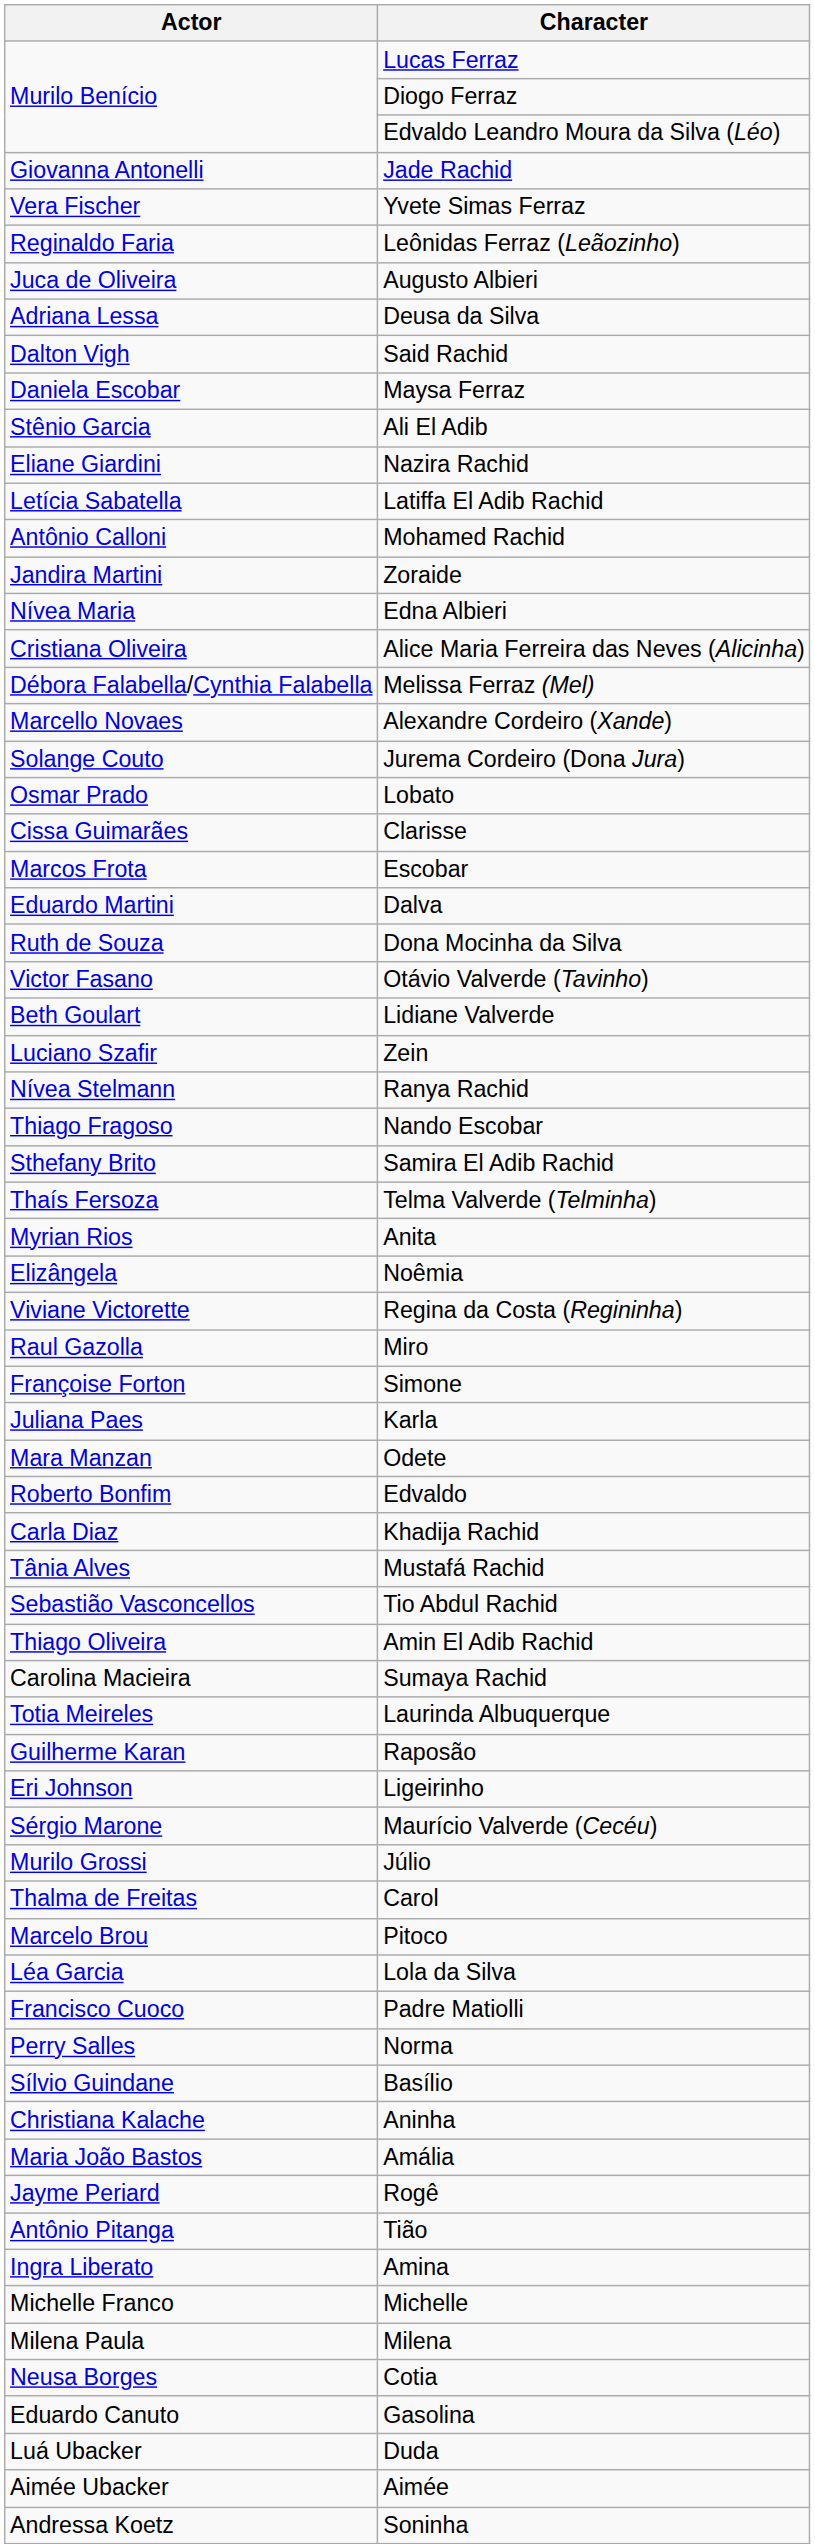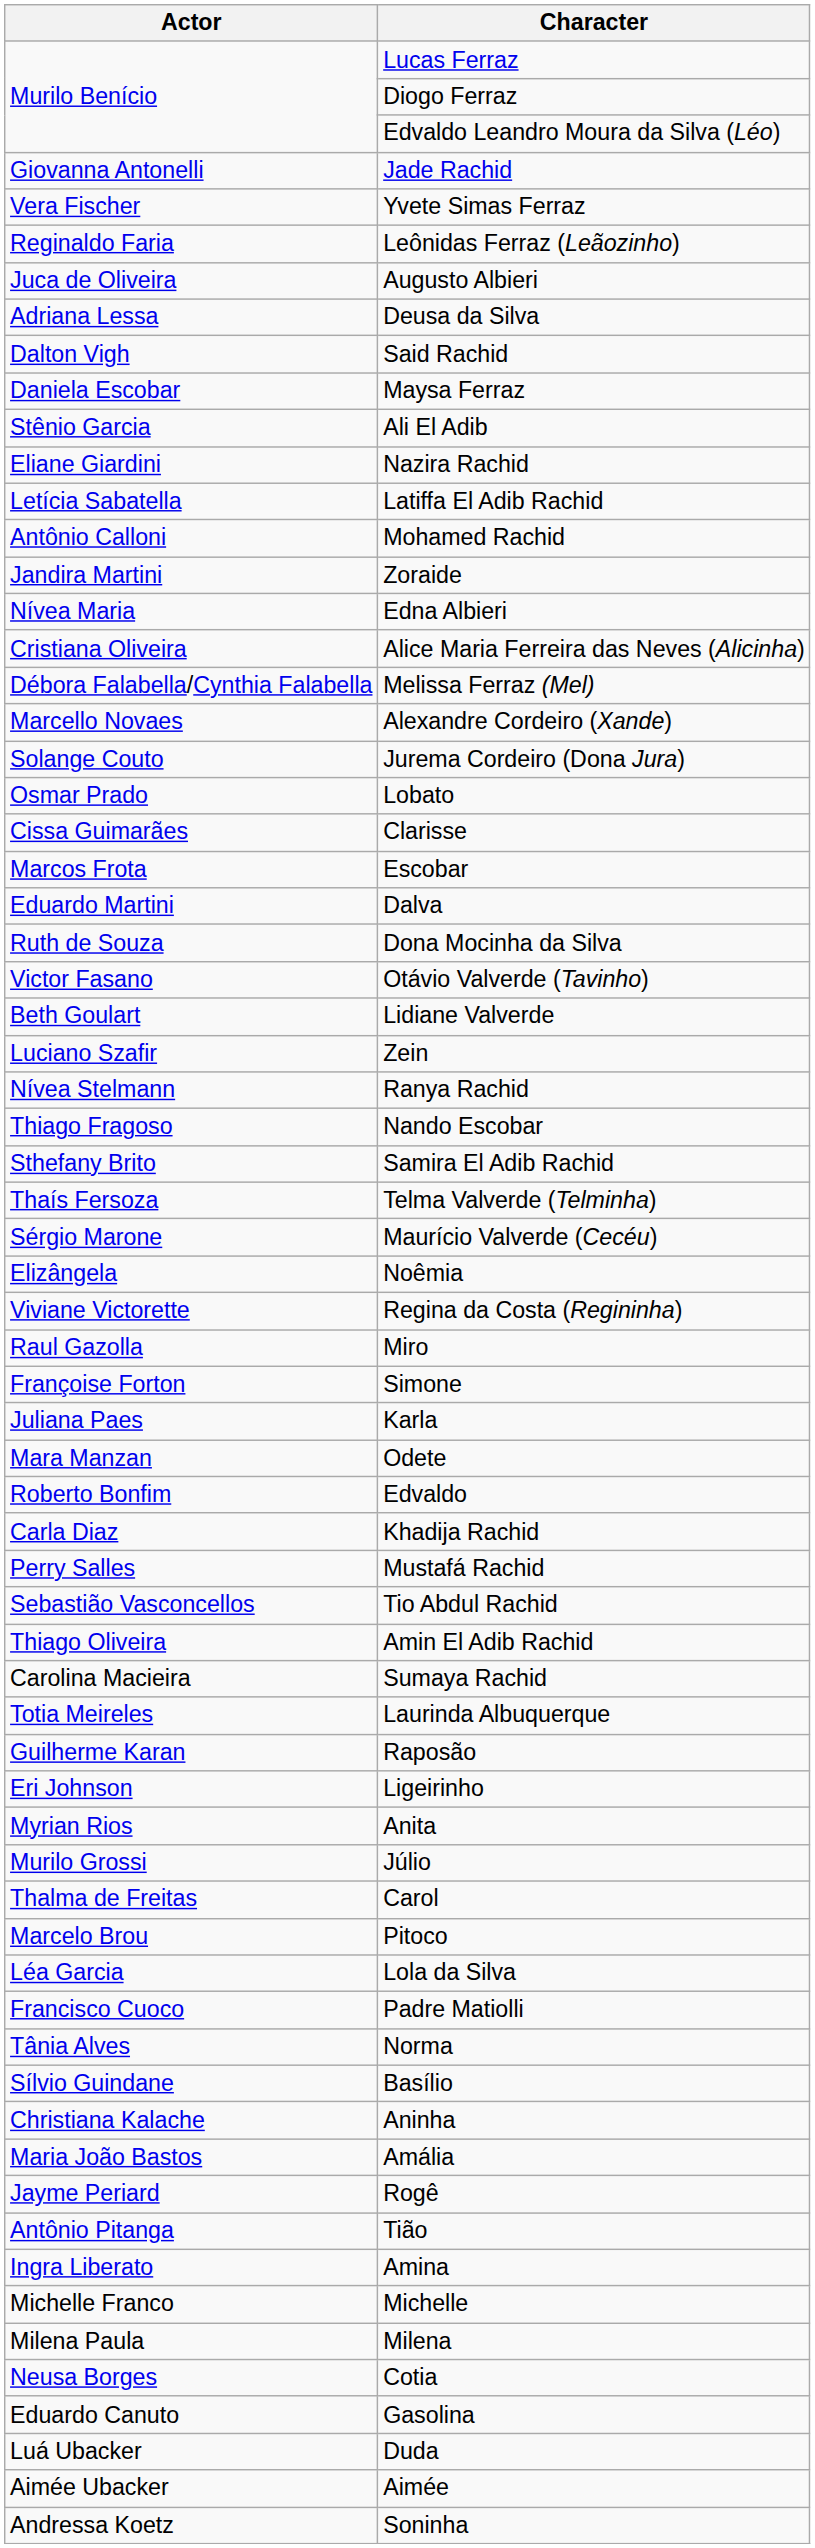rows swapped: (520, 1825) <-> (410, 1237)
(70, 1568) Tânia Alves -> (73, 1568) Perry Salles
(73, 2046) Perry Salles -> (70, 2046) Tânia Alves
